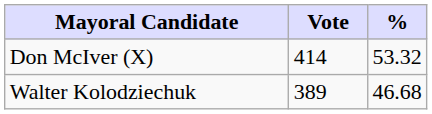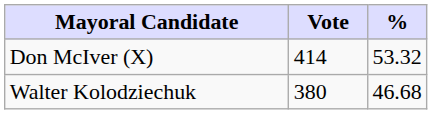(310, 91) 389 -> (310, 91) 380
